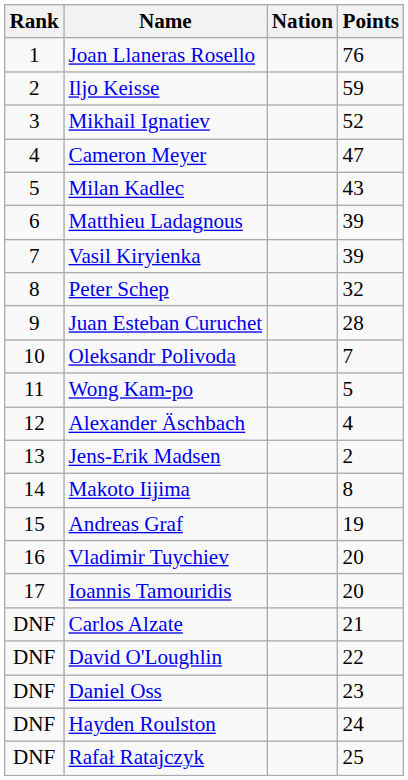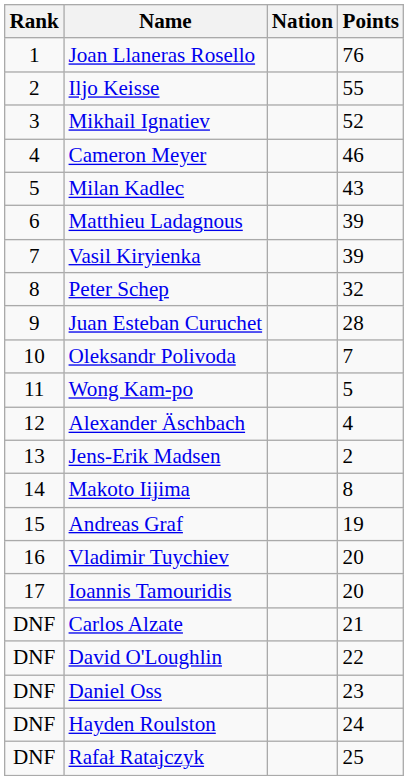(353, 88) 59 -> (353, 88) 55
(353, 155) 47 -> (353, 155) 46
